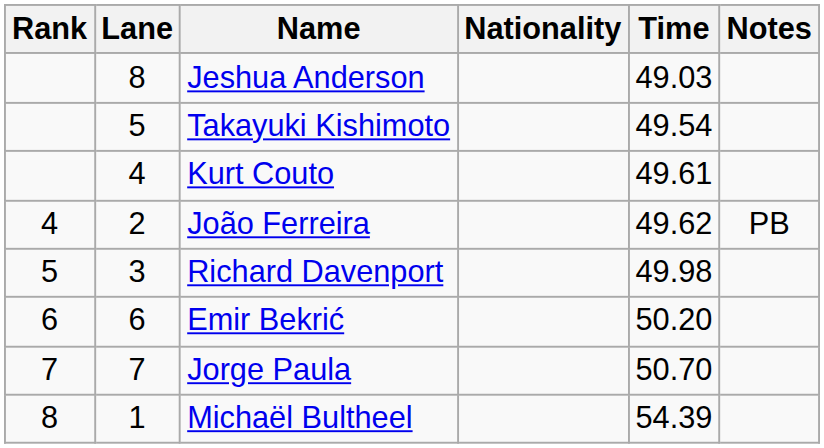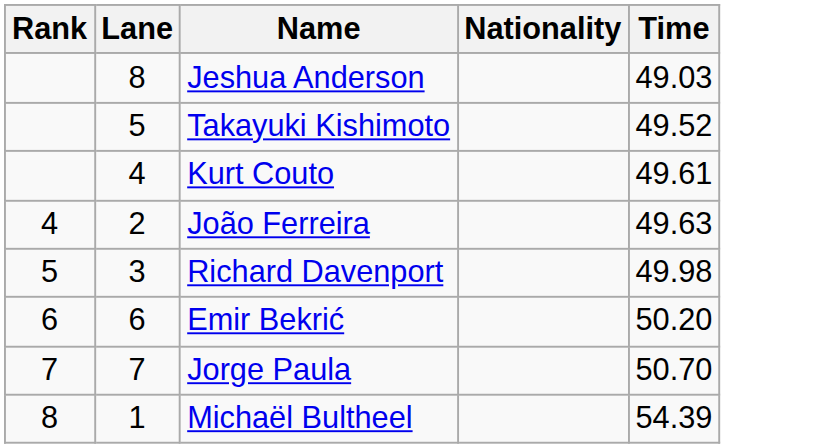- column: (769, 28)
(674, 126) 49.54 -> (674, 126) 49.52
(674, 223) 49.62 -> (674, 223) 49.63
